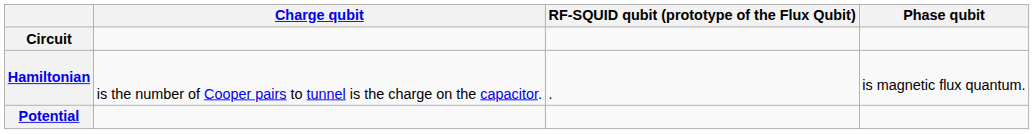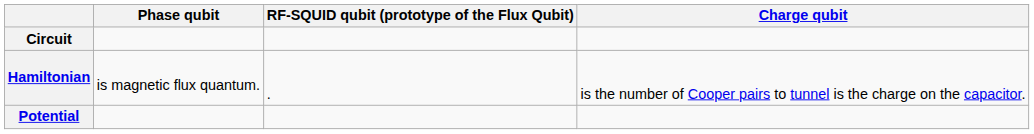columns swapped: (319, 15) <-> (944, 15)
